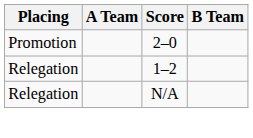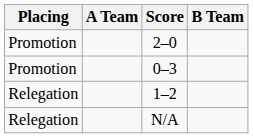+ row: (165, 68)
